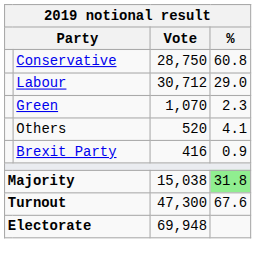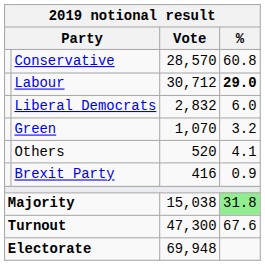(182, 61) 28,750 -> (191, 61) 28,570
(230, 84) normal -> (240, 84) bold
+ row: (85, 107)
(235, 107) 2.3 -> (244, 129) 3.2
